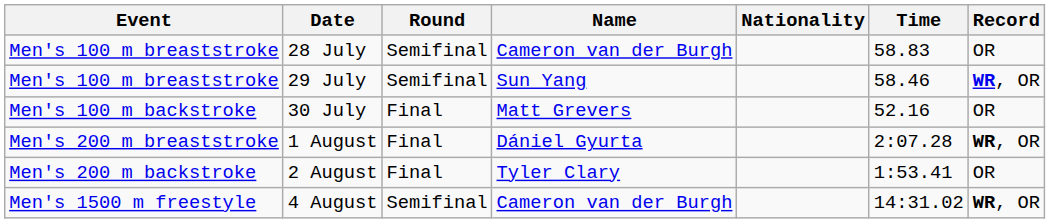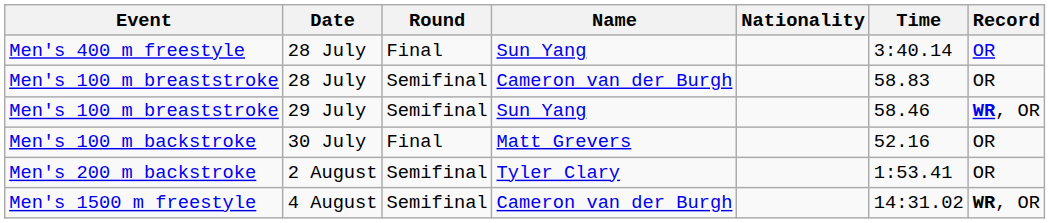+ row: (127, 50)
- row: (144, 142)
(415, 173) Final -> (437, 173) Semifinal
